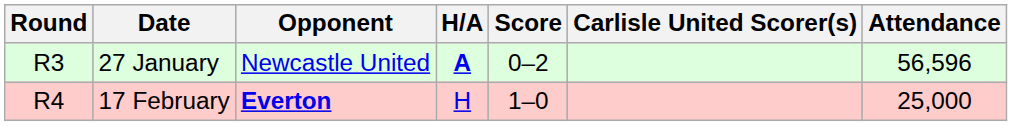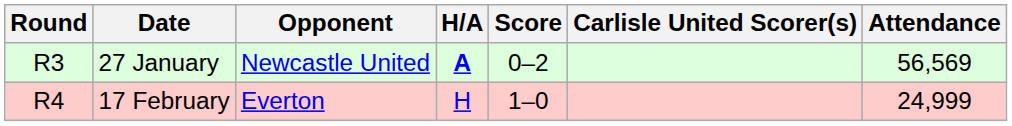(935, 62) 56,596 -> (935, 62) 56,569
(286, 100) bold -> (283, 100) normal
(935, 100) 25,000 -> (935, 100) 24,999
